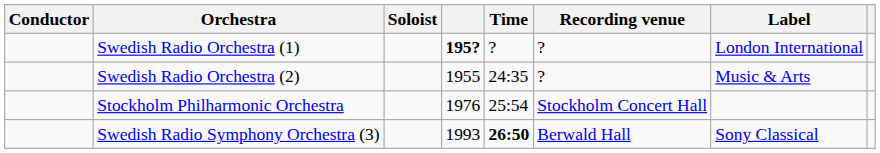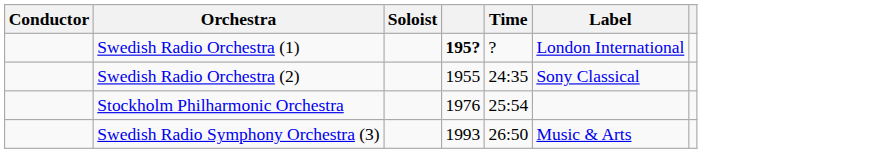- column: (622, 19)
(763, 76) Music & Arts -> (588, 76) Sony Classical
(509, 134) bold -> (508, 134) normal
(767, 134) Sony Classical -> (584, 134) Music & Arts
